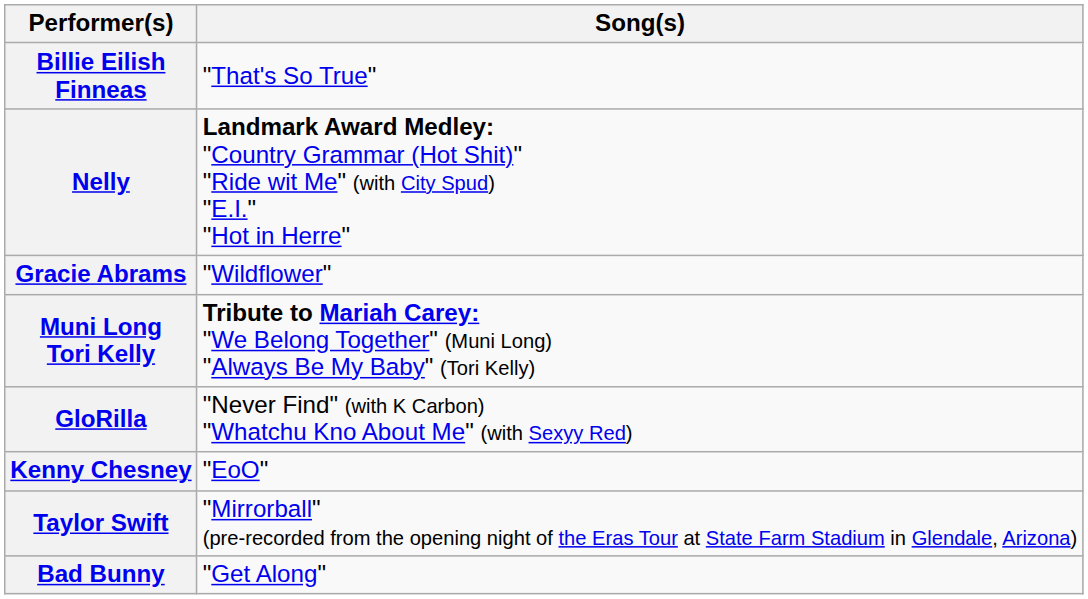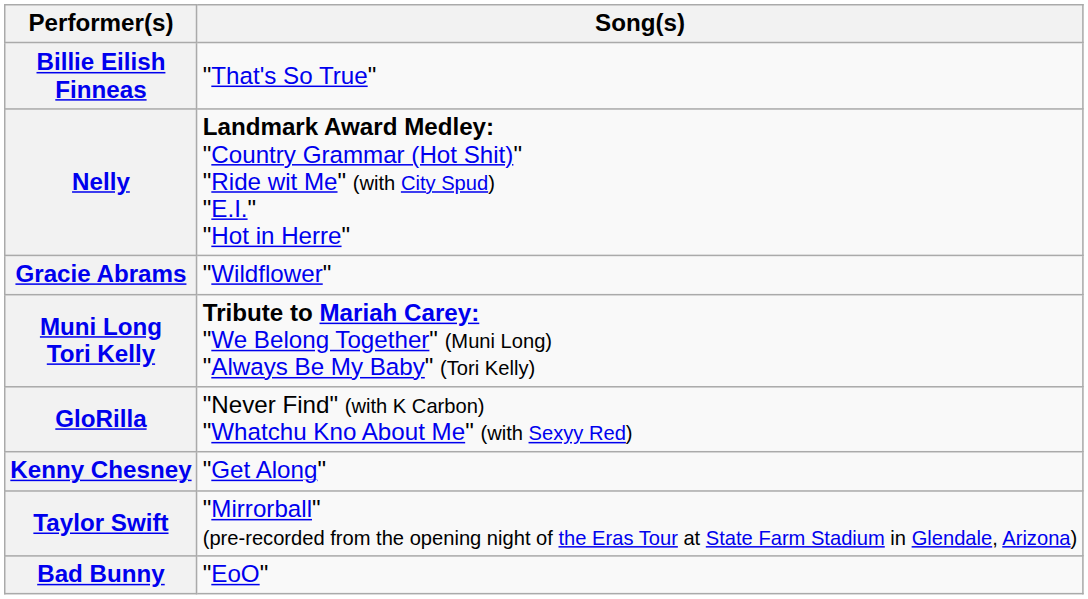(235, 470) "EoO" -> (264, 470) "Get Along"
(264, 574) "Get Along" -> (235, 574) "EoO"
